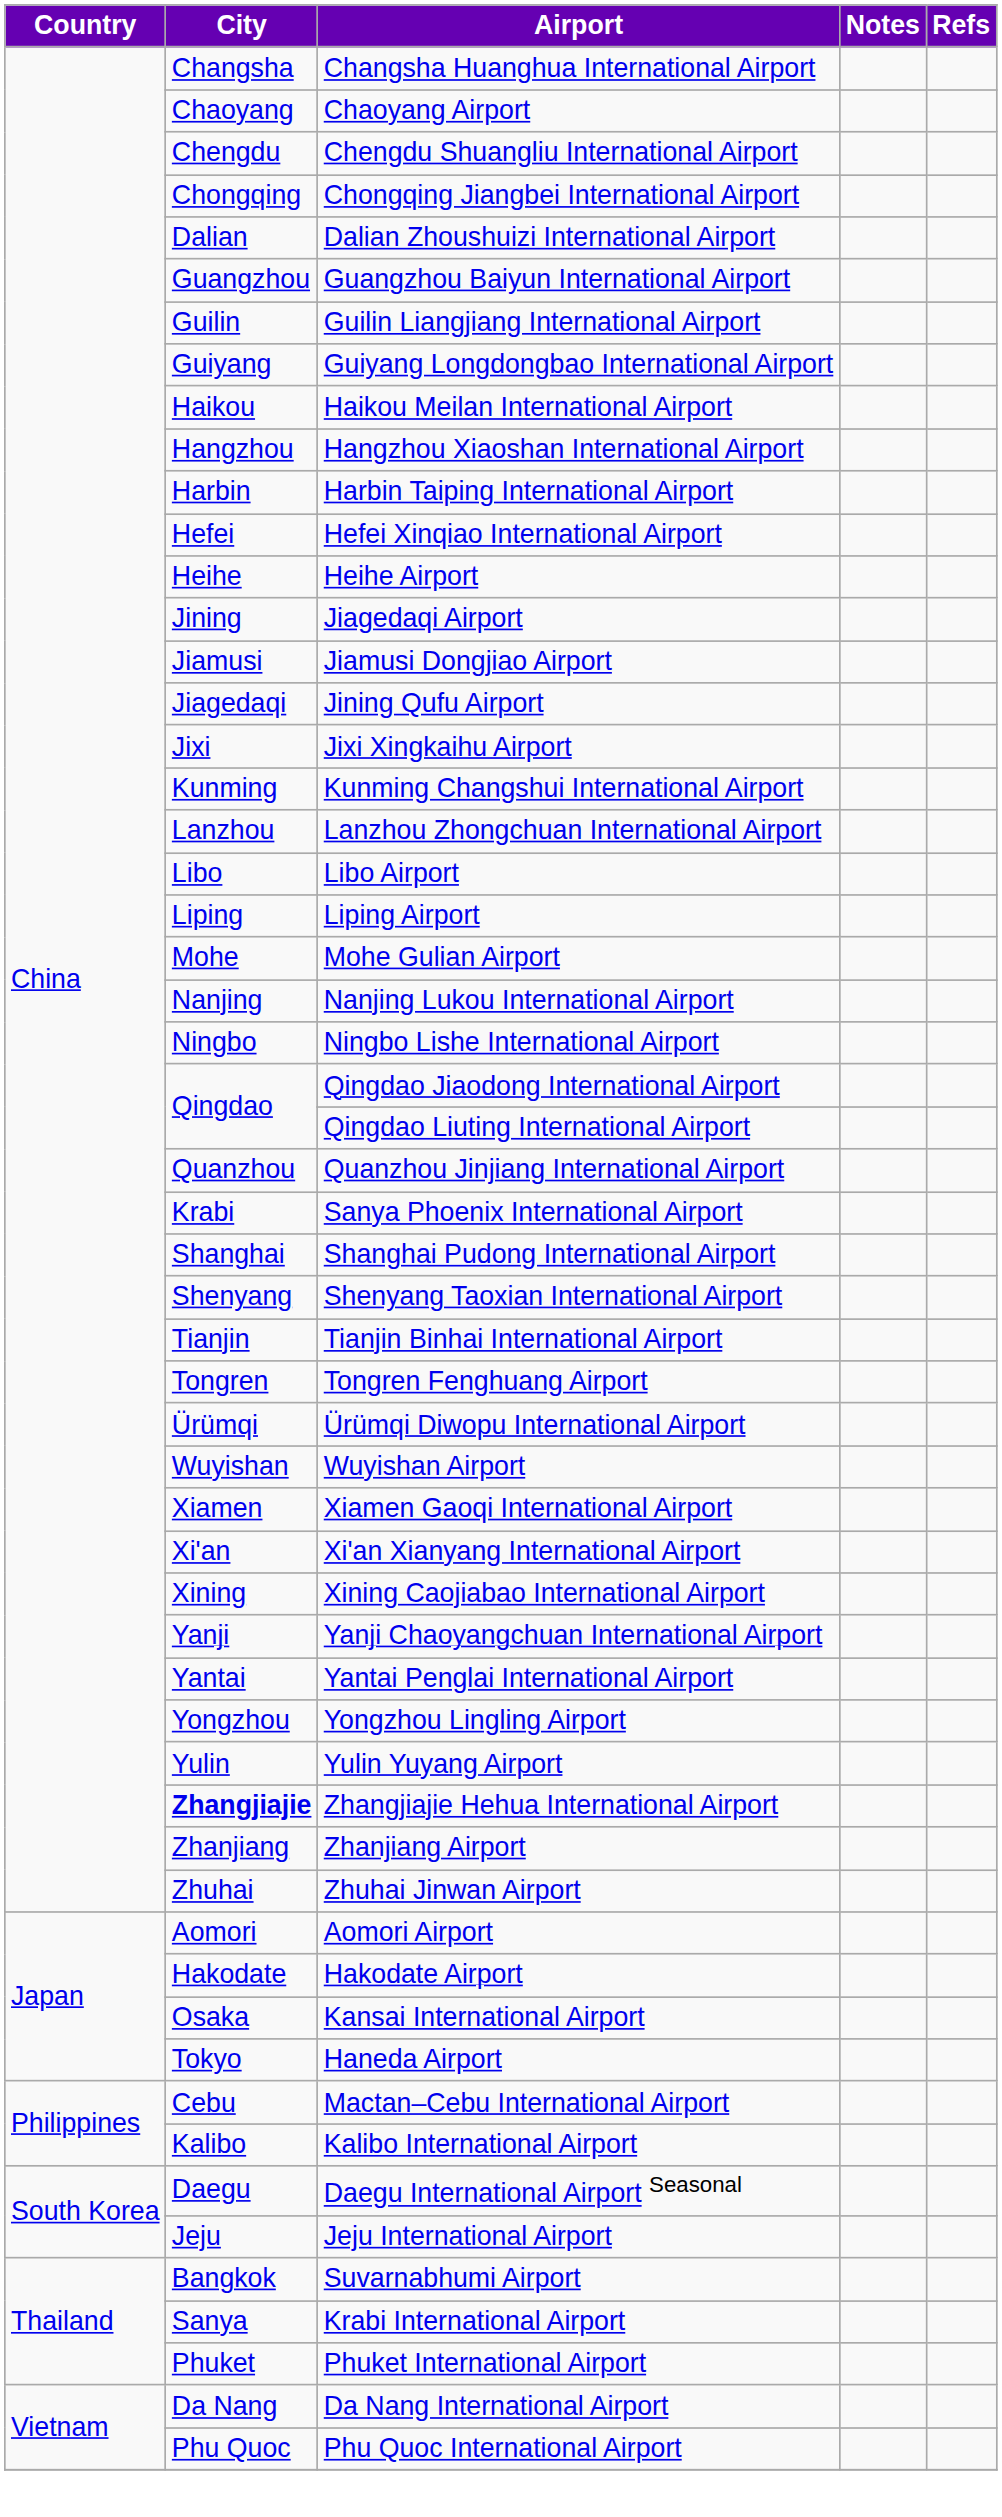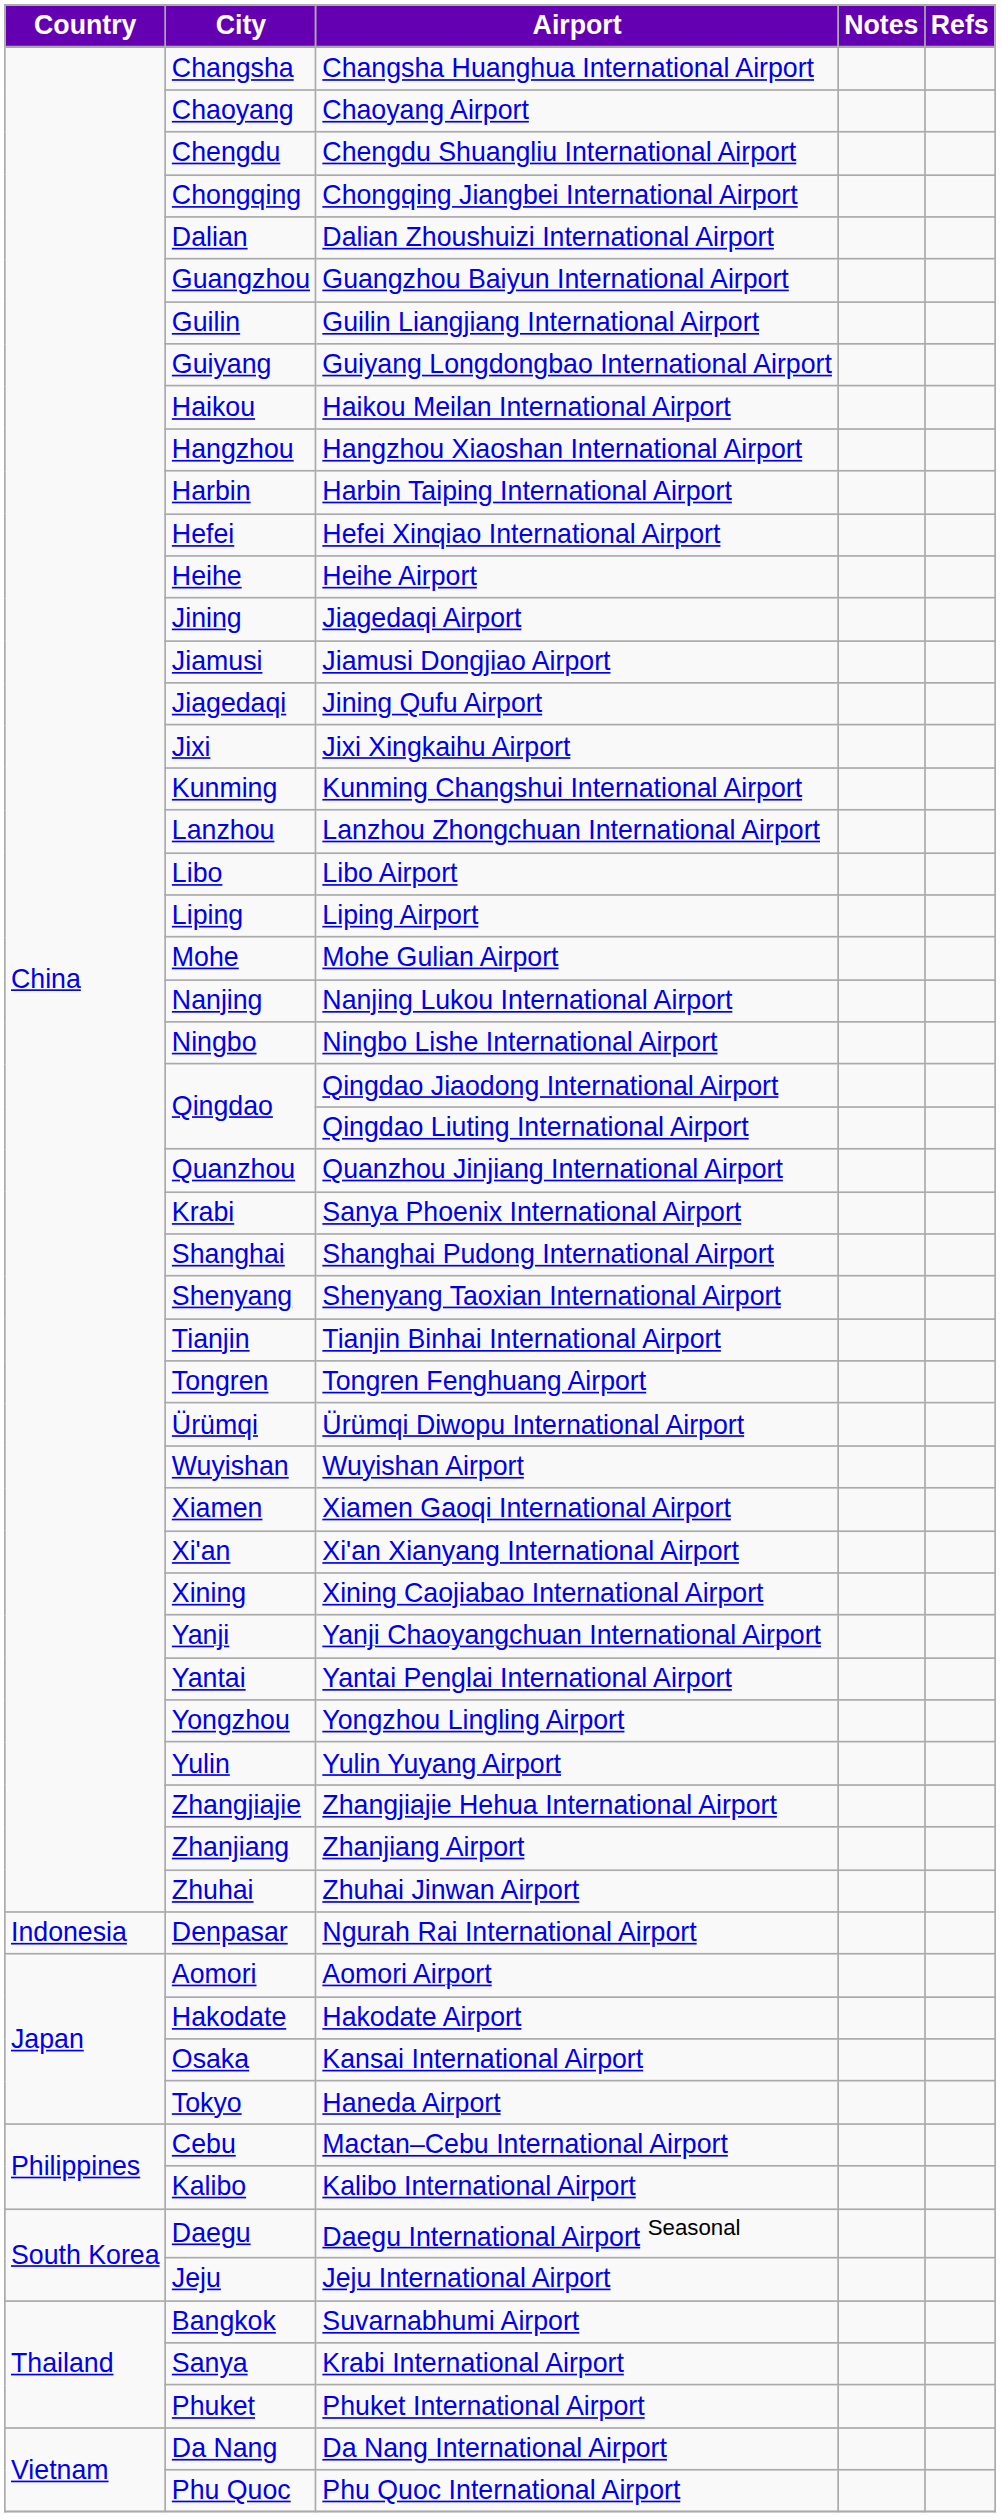(242, 1805) bold -> (236, 1805) normal
+ row: (509, 1932)
